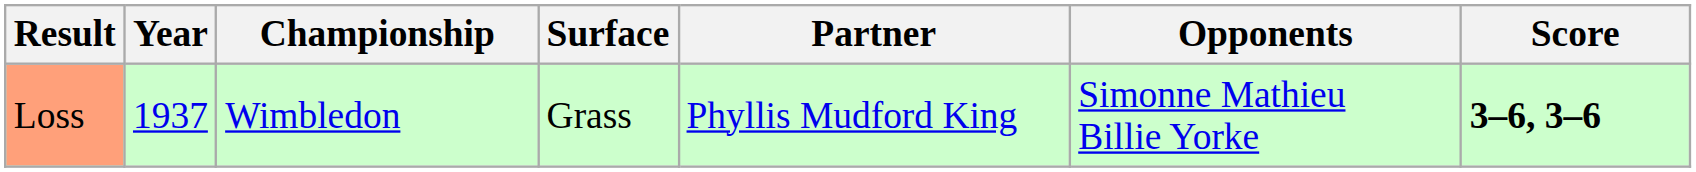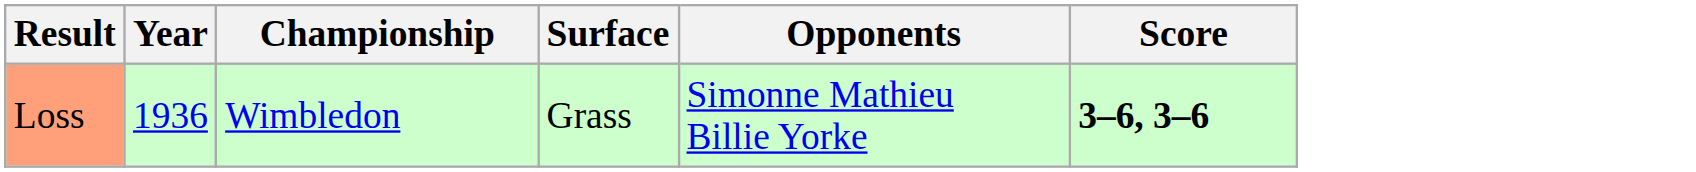- column: (874, 34)
(170, 114) 1937 -> (170, 114) 1936
